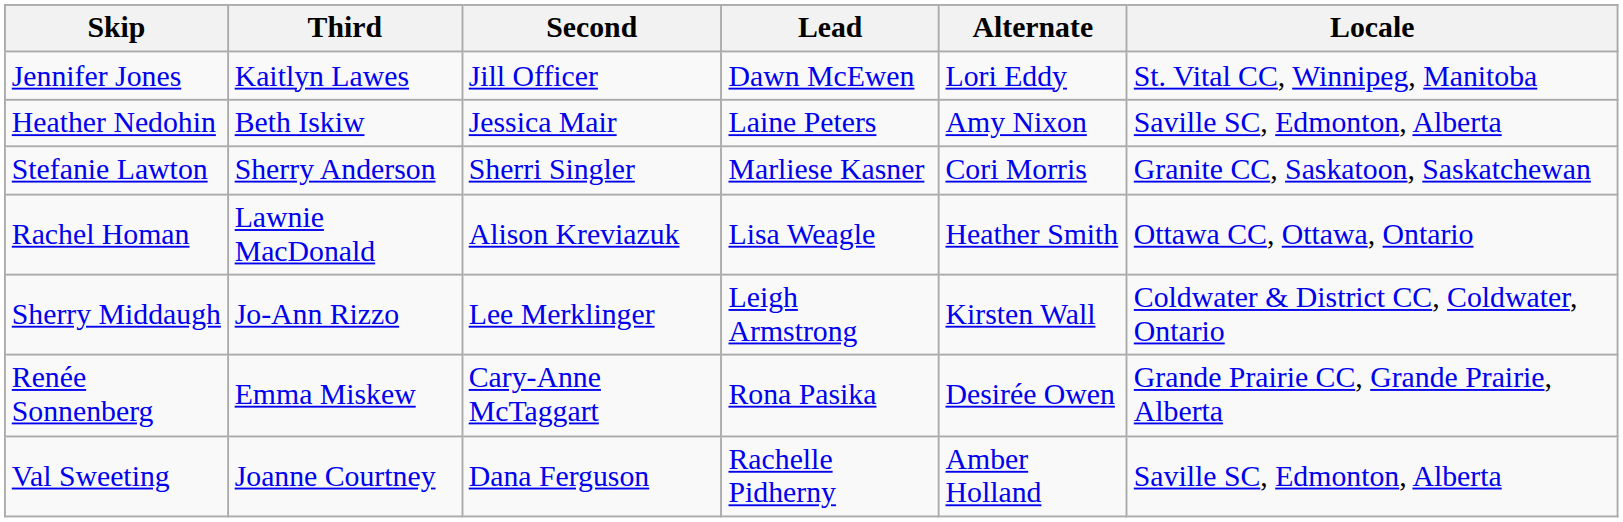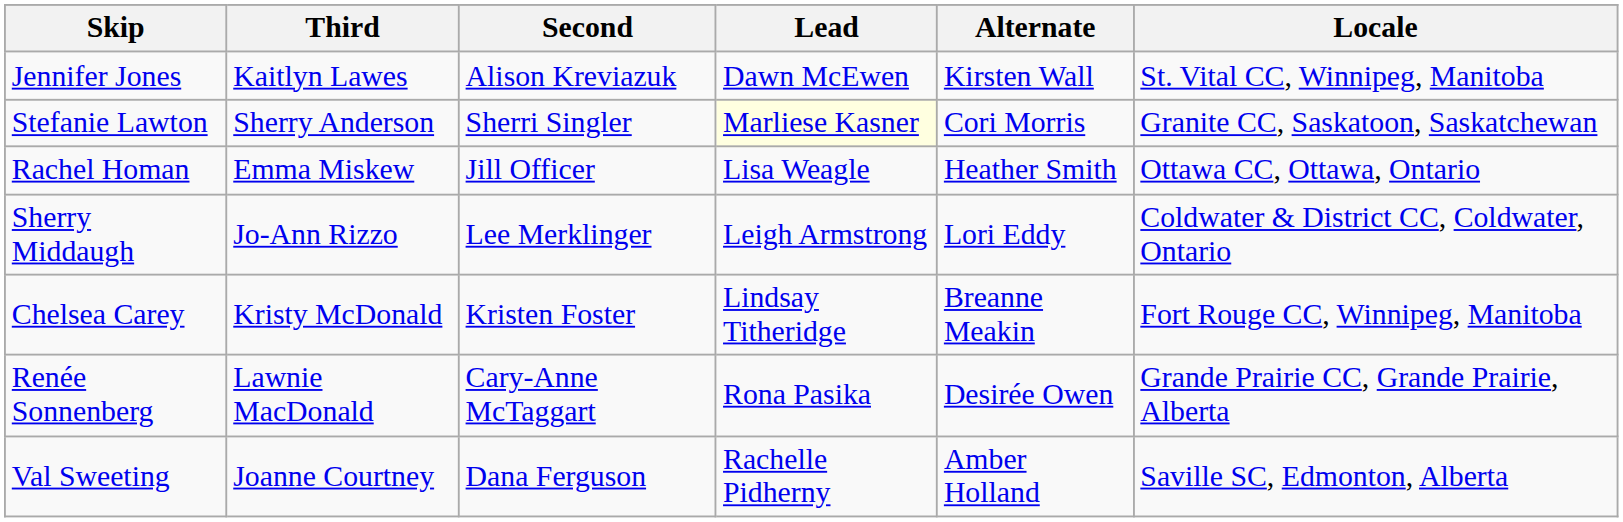(533, 75) Jill Officer -> (571, 75) Alison Kreviazuk
(1006, 75) Lori Eddy -> (1019, 75) Kirsten Wall
- row: (114, 122)
(826, 169) no background -> (821, 122) lightyellow background
(305, 233) Lawnie MacDonald -> (324, 169) Emma Miskew
(574, 233) Alison Kreviazuk -> (530, 169) Jill Officer
(1020, 314) Kirsten Wall -> (1005, 233) Lori Eddy
+ row: (98, 314)
(325, 394) Emma Miskew -> (303, 394) Lawnie MacDonald
